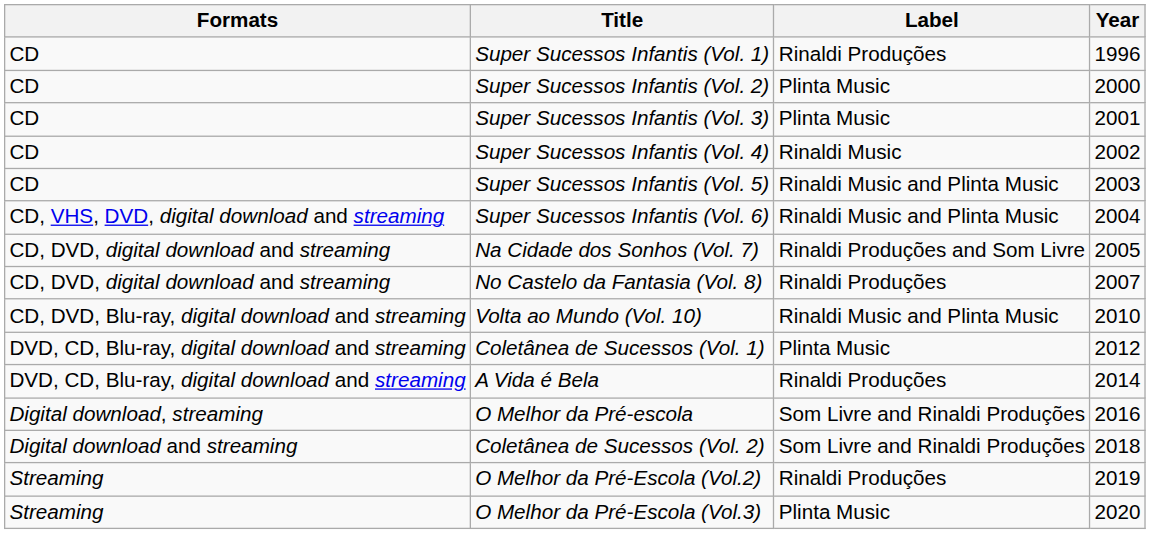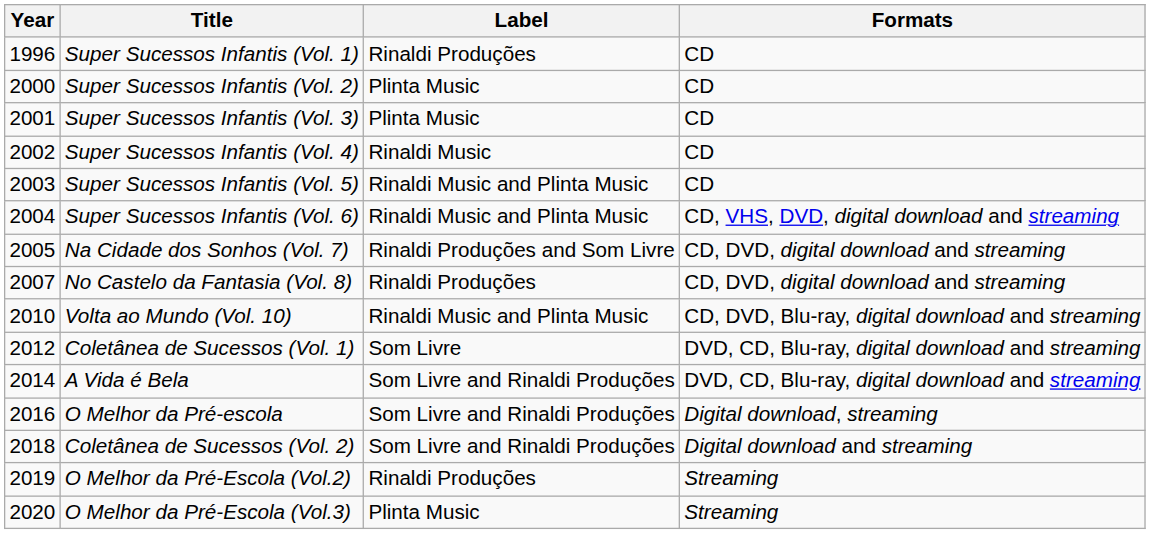columns swapped: (1118, 20) <-> (238, 20)
(834, 348) Plinta Music -> (415, 348) Som Livre
(862, 380) Rinaldi Produções -> (522, 380) Som Livre and Rinaldi Produções
